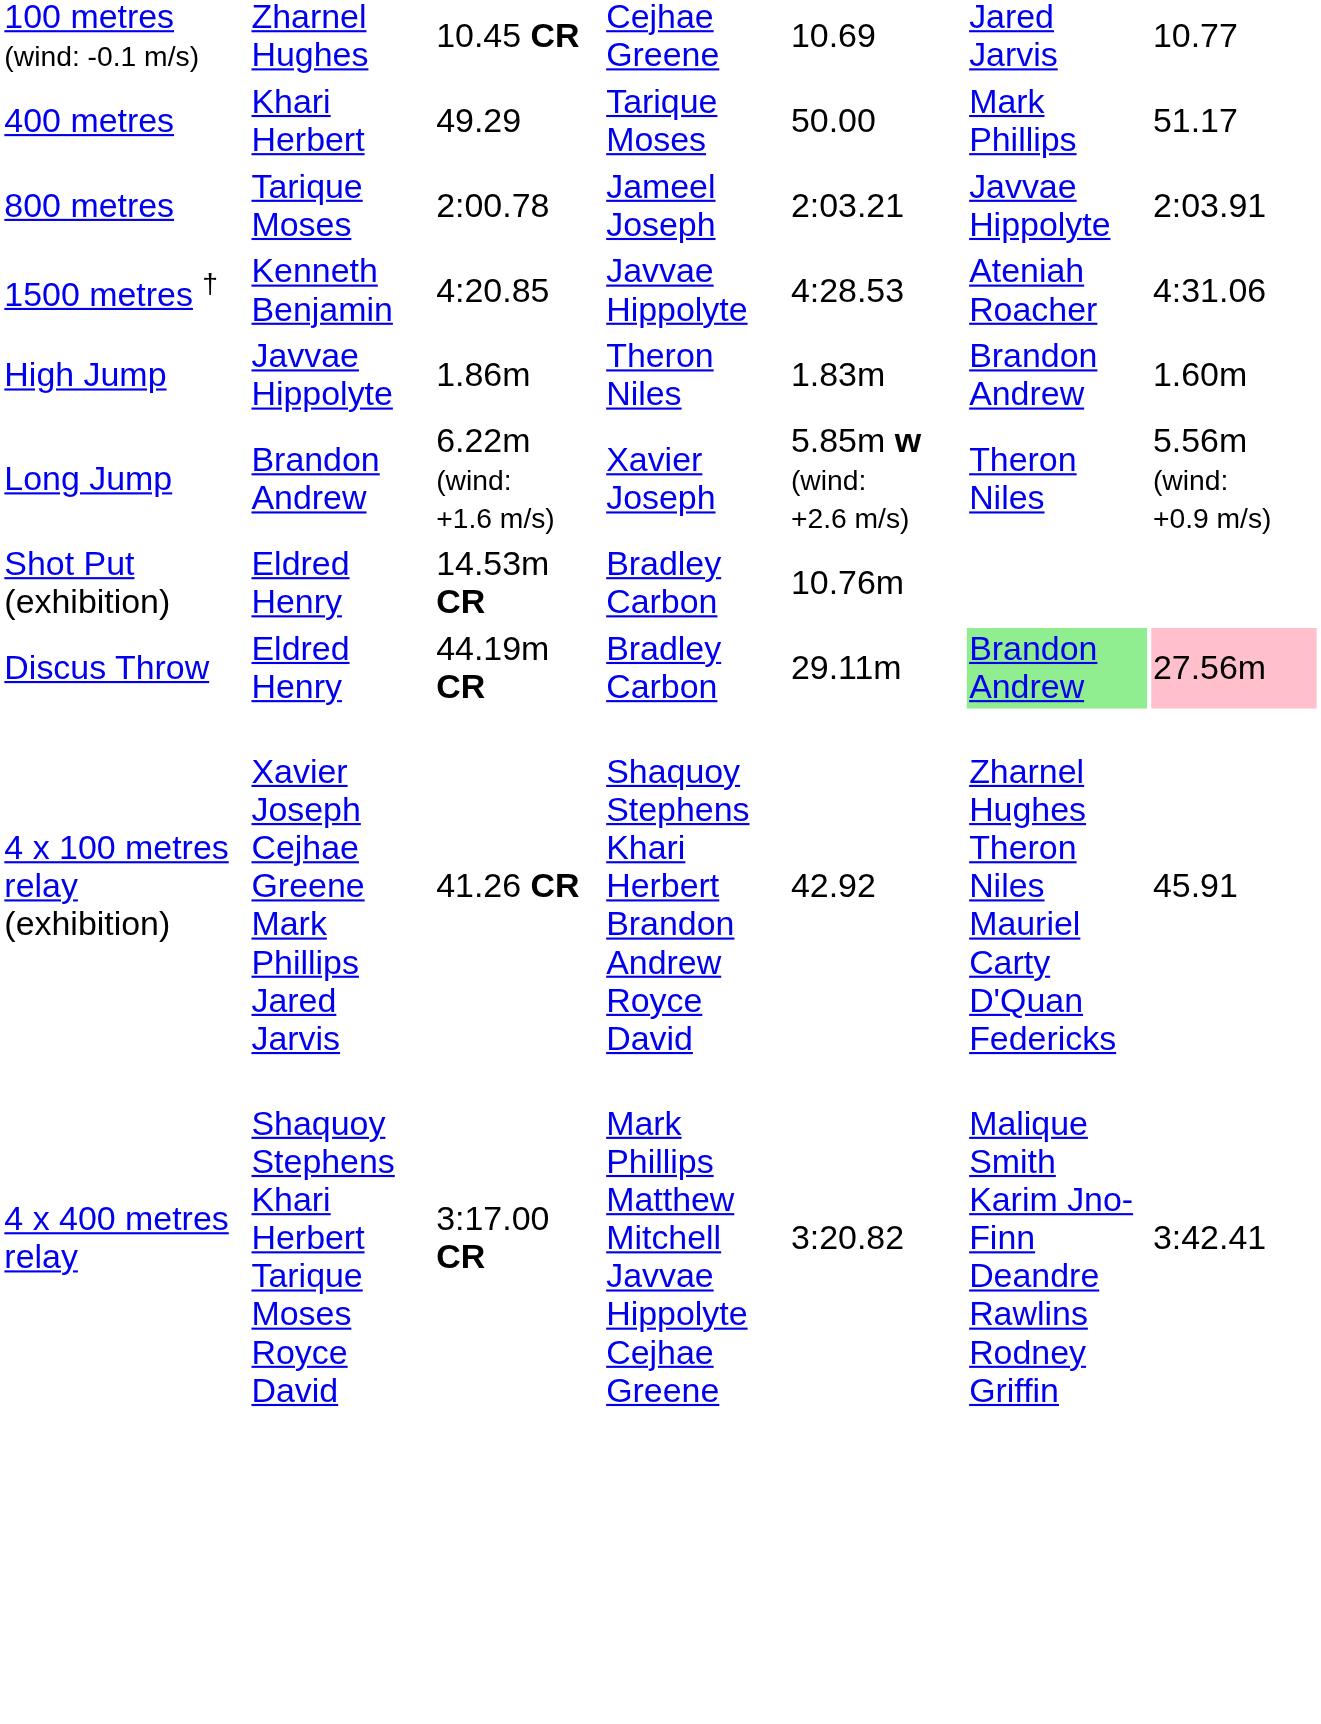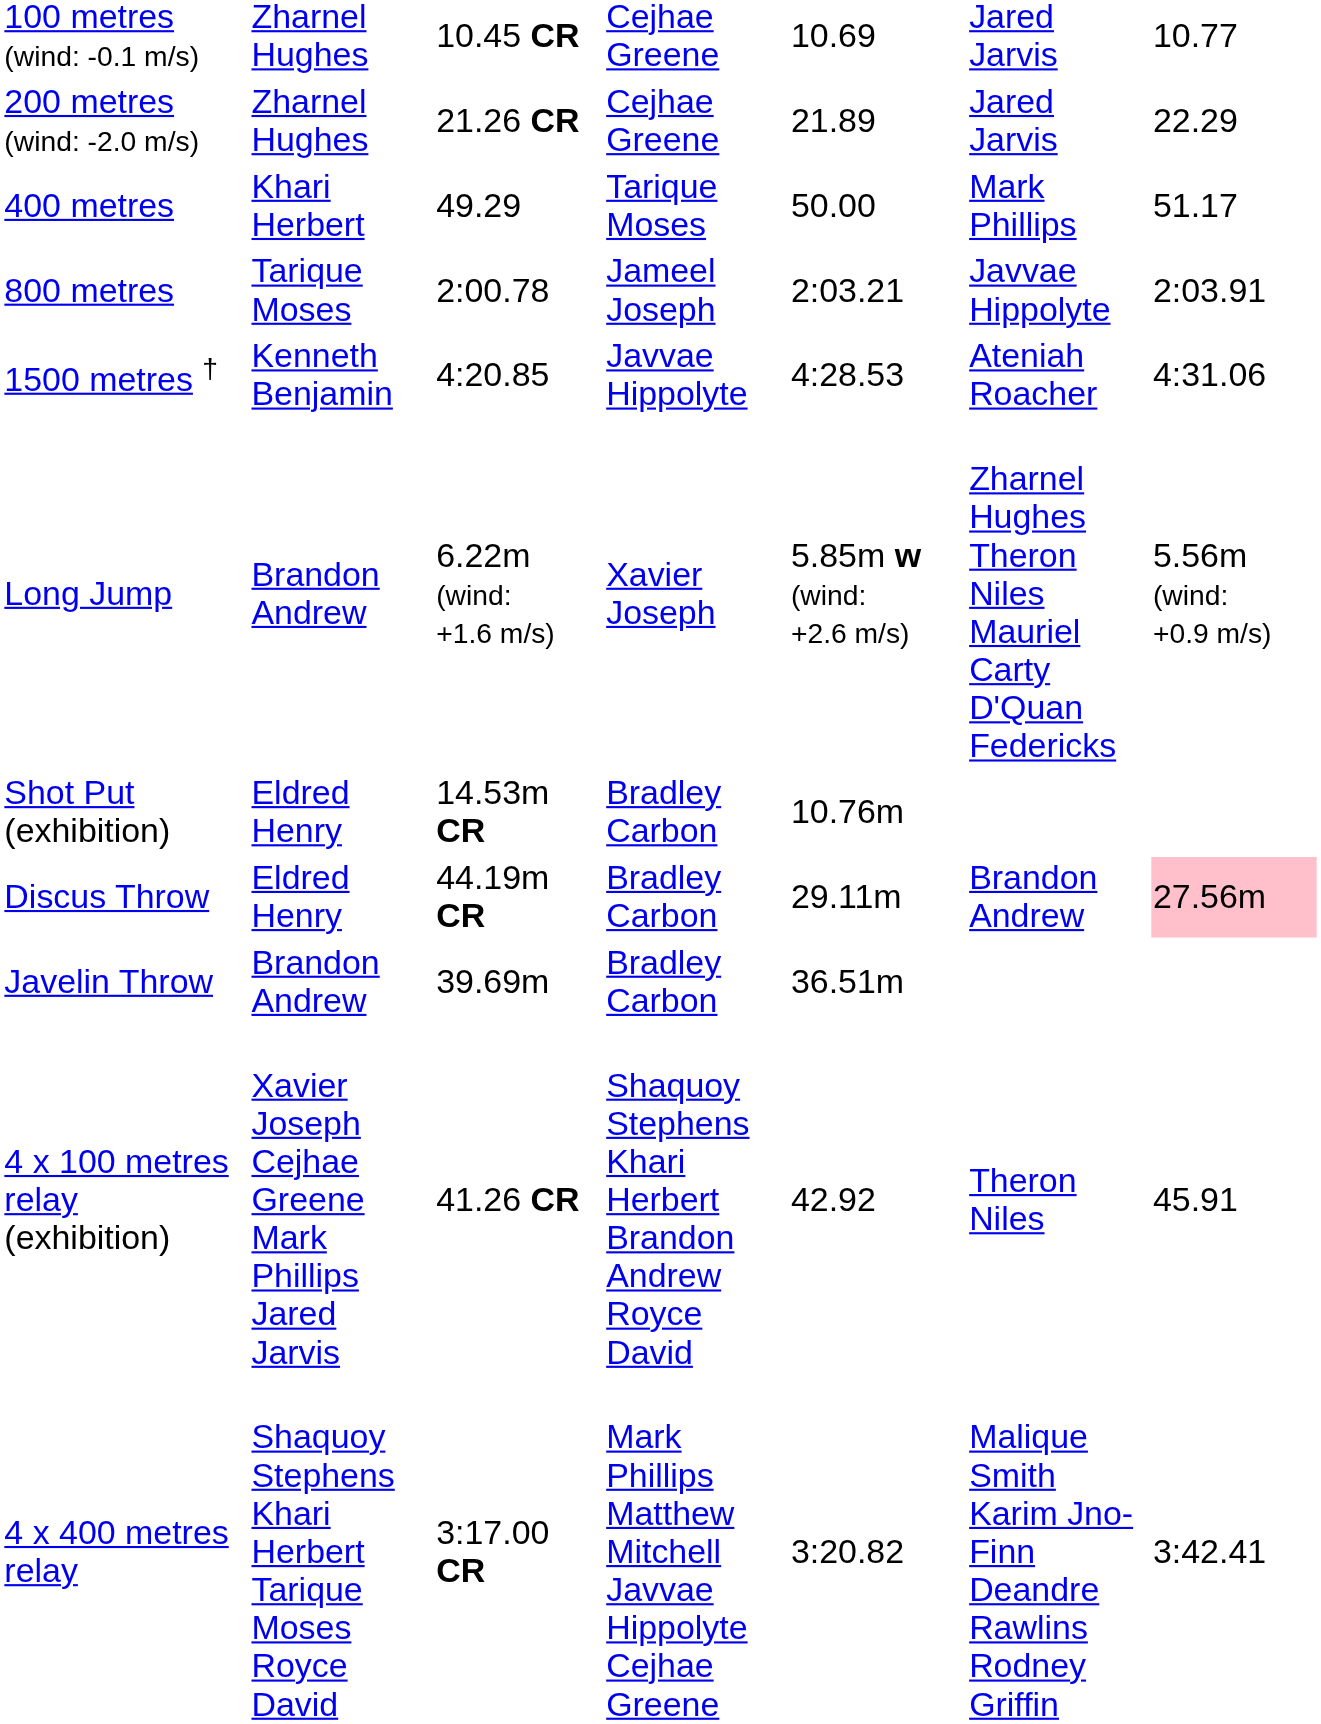+ row: (102, 120)
- row: (85, 375)
(1023, 479) Theron Niles -> (1043, 612) Zharnel Hughes Theron Niles Mauriel Carty D'Quan Federicks
(1033, 667) lightgreen background -> (1033, 896) no background
+ row: (109, 981)
(1043, 905) Zharnel Hughes Theron Niles Mauriel Carty D'Quan Federicks -> (1023, 1199) Theron Niles
